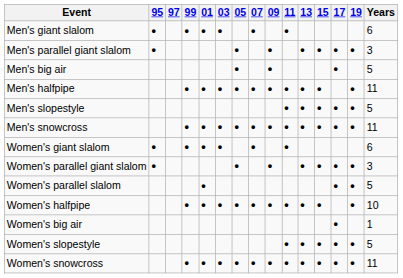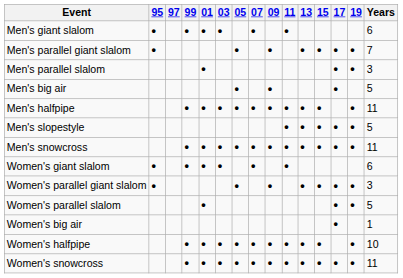(370, 50) 3 -> (370, 50) 7
+ row: (56, 69)
rows swapped: (44, 224) <-> (48, 205)
- row: (53, 244)
